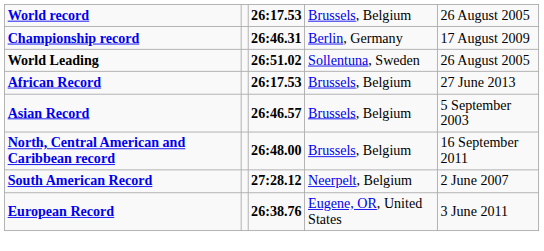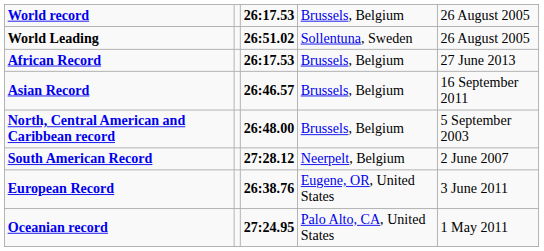- row: (73, 37)
(476, 112) 5 September 2003 -> (479, 90) 16 September 2011
(479, 151) 16 September 2011 -> (476, 128) 5 September 2003
+ row: (58, 227)
